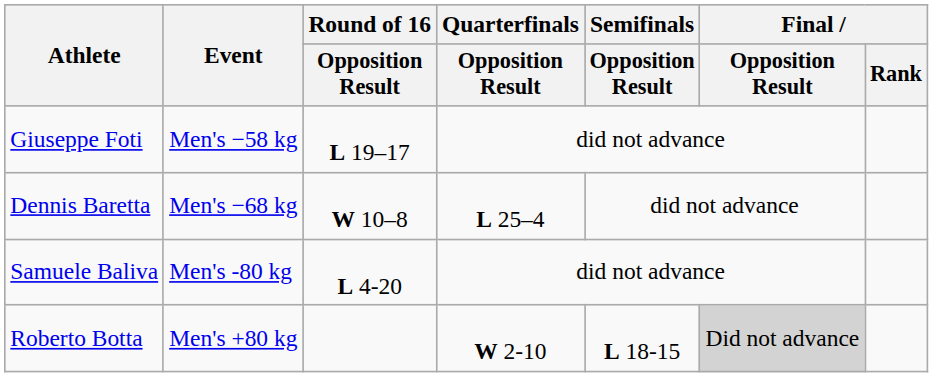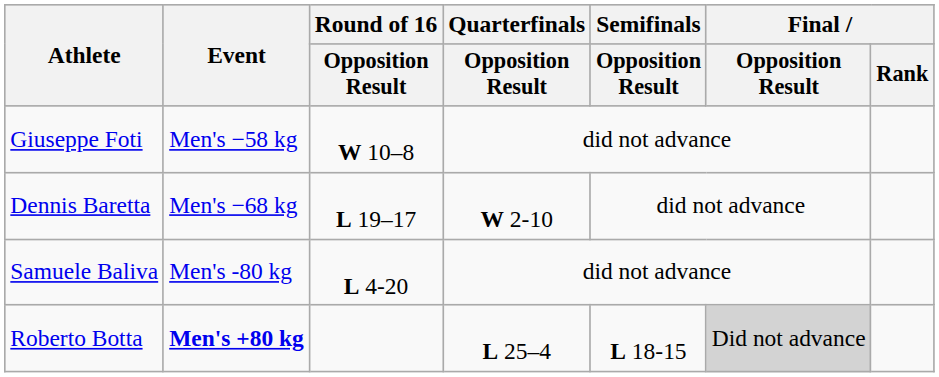(370, 153) L 19–17 -> (376, 153) W 10–8
(370, 219) W 10–8 -> (376, 219) L 19–17
(510, 219) L 25–4 -> (517, 219) W 2-10
(233, 338) normal -> (236, 338) bold
(510, 352) W 2-10 -> (517, 352) L 25–4
